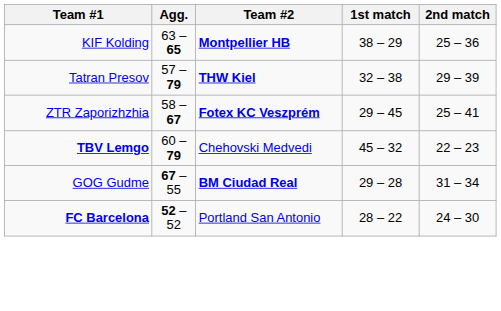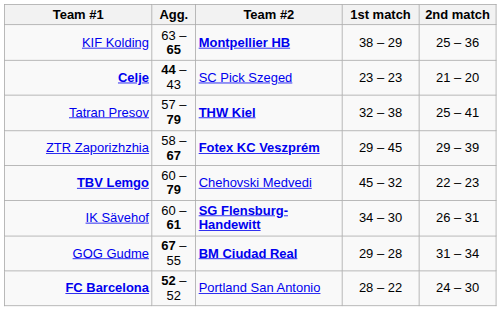+ row: (133, 77)
(458, 77) 29 – 39 -> (458, 112) 25 – 41
(458, 112) 25 – 41 -> (458, 148) 29 – 39
+ row: (117, 218)
